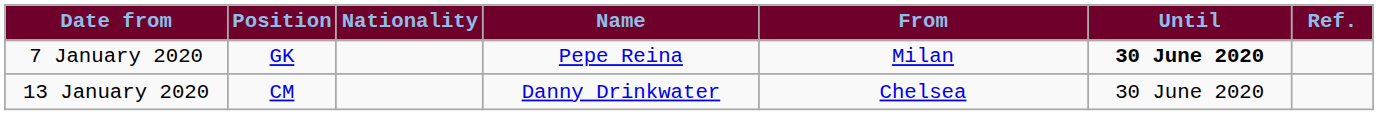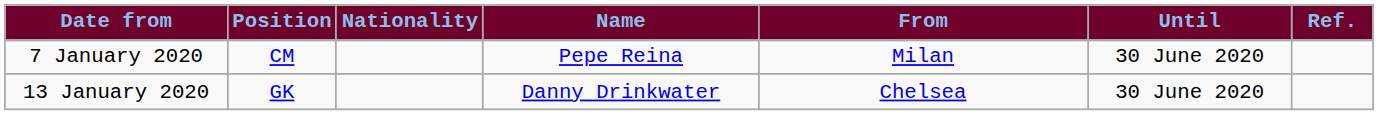(282, 57) GK -> (282, 57) CM
(1190, 57) bold -> (1190, 57) normal
(282, 92) CM -> (282, 92) GK
